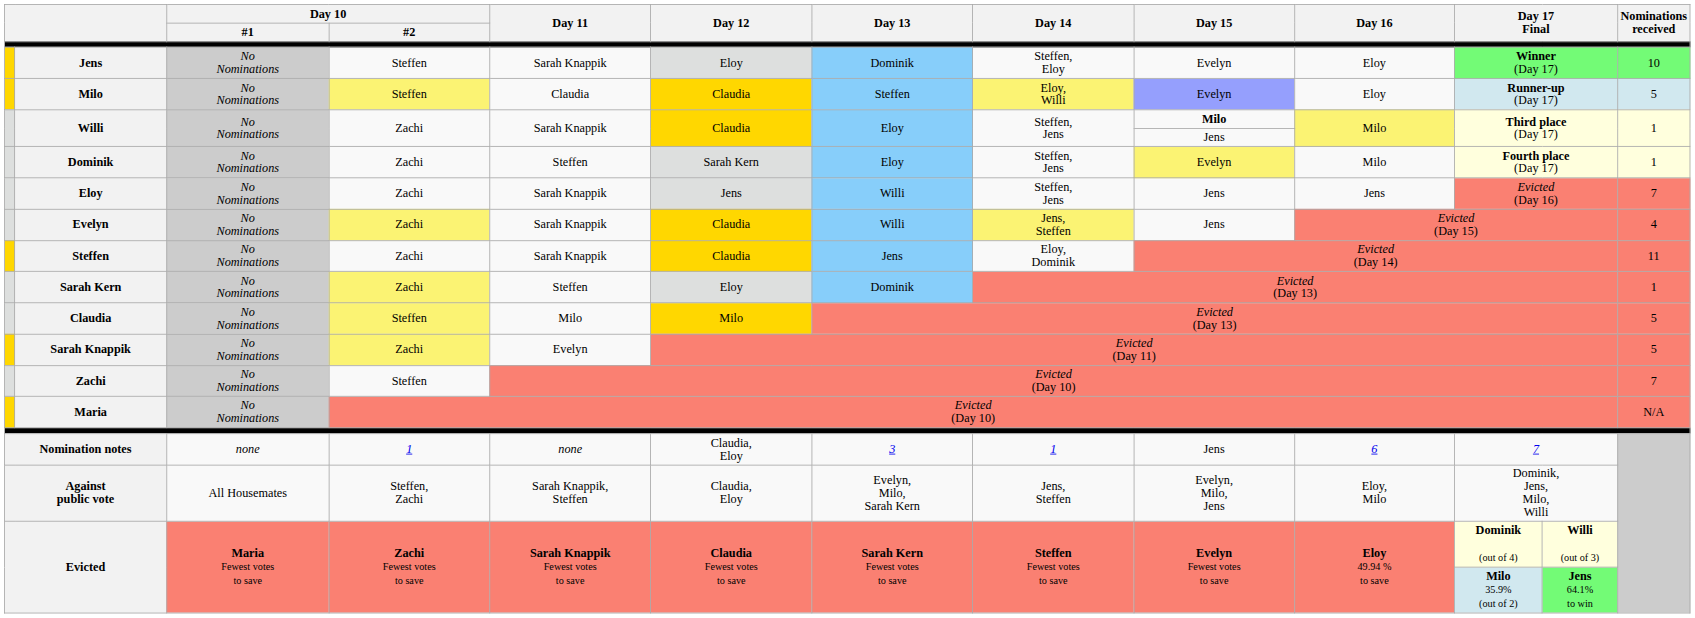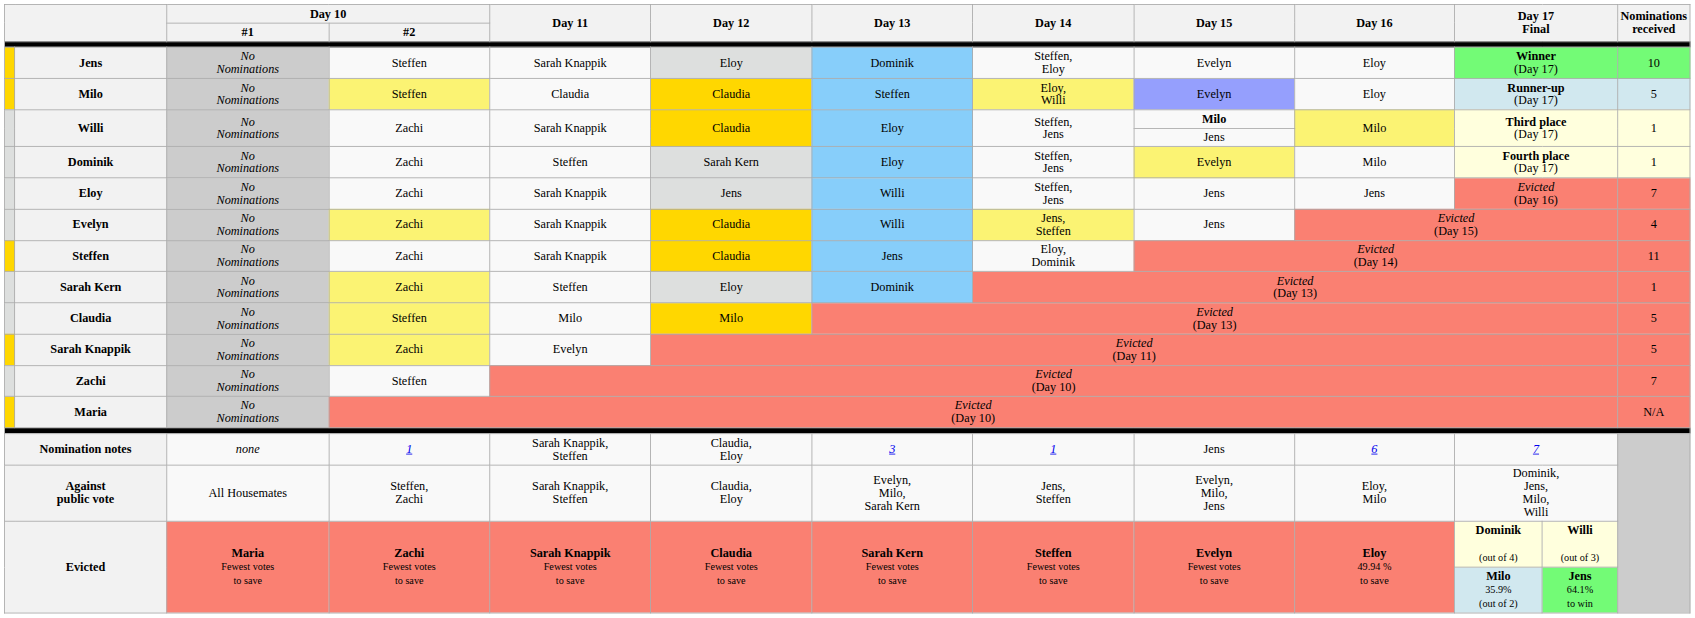(570, 449) none -> (570, 449) Sarah Knappik, Steffen
